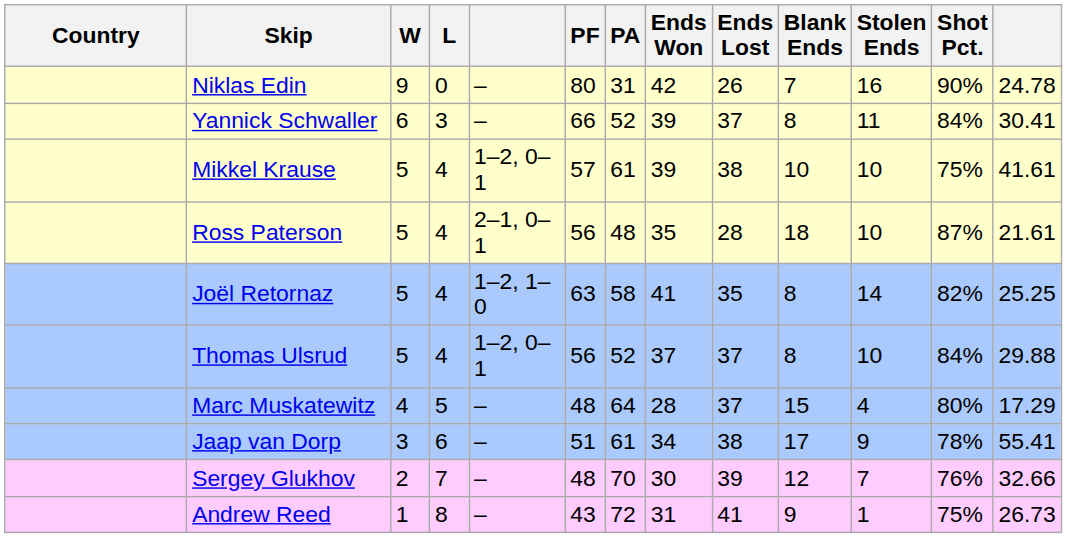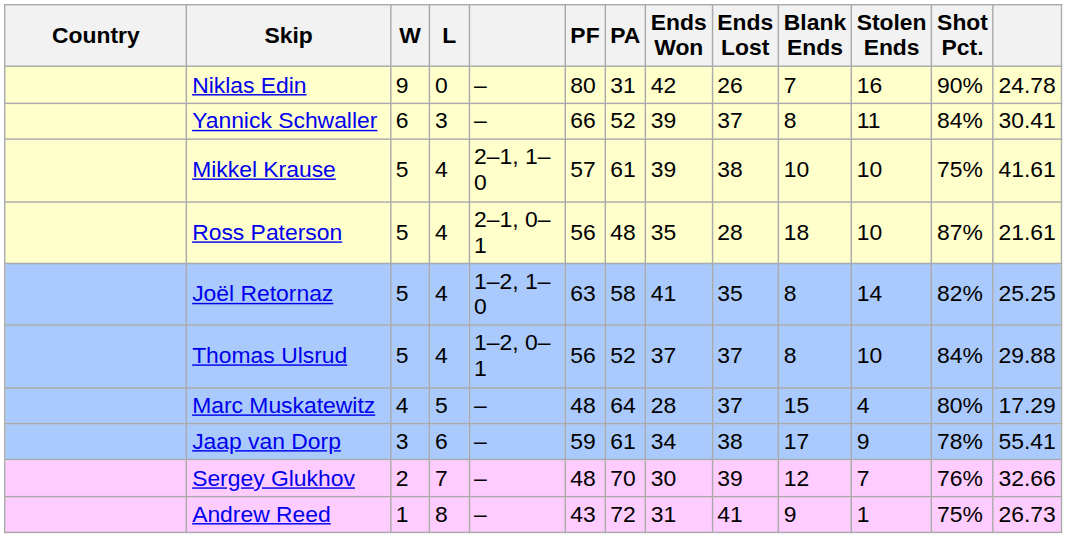(512, 170) 1–2, 0–1 -> (512, 170) 2–1, 1–0
(583, 441) 51 -> (583, 441) 59
